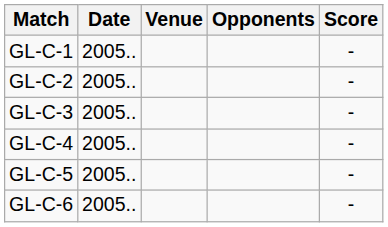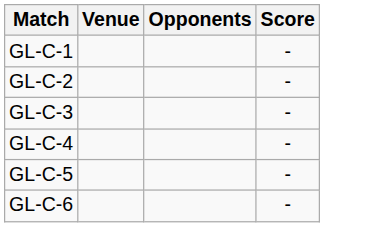- column: (109, 19)
